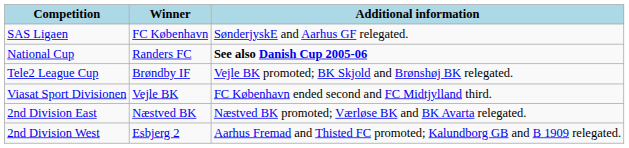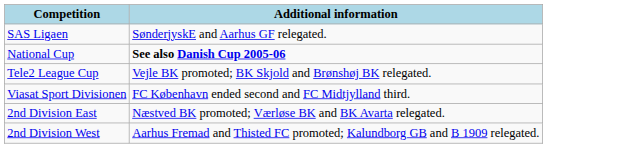- column: (170, 14)
